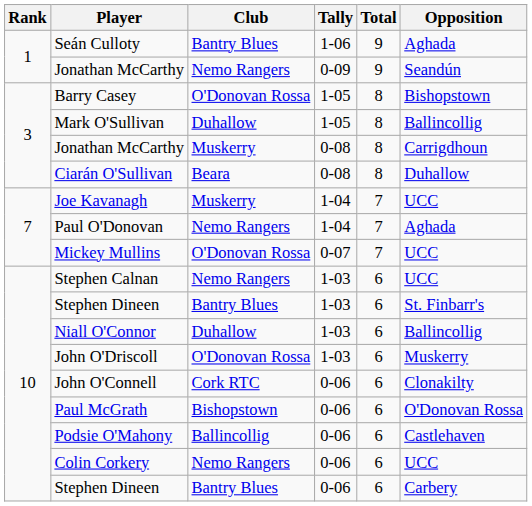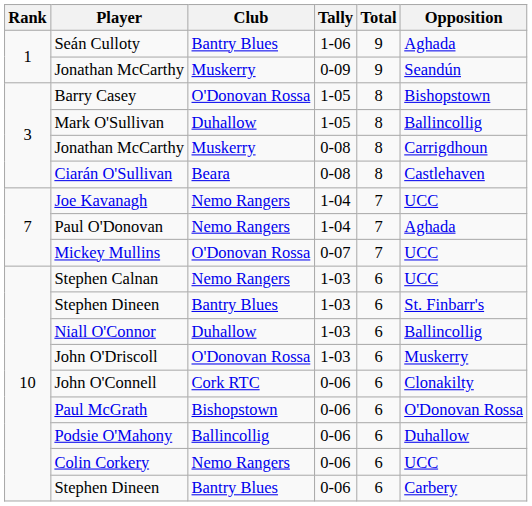(241, 69) Nemo Rangers -> (224, 69) Muskerry
(437, 174) Duhallow -> (445, 174) Castlehaven
(224, 200) Muskerry -> (241, 200) Nemo Rangers
(445, 435) Castlehaven -> (437, 435) Duhallow
